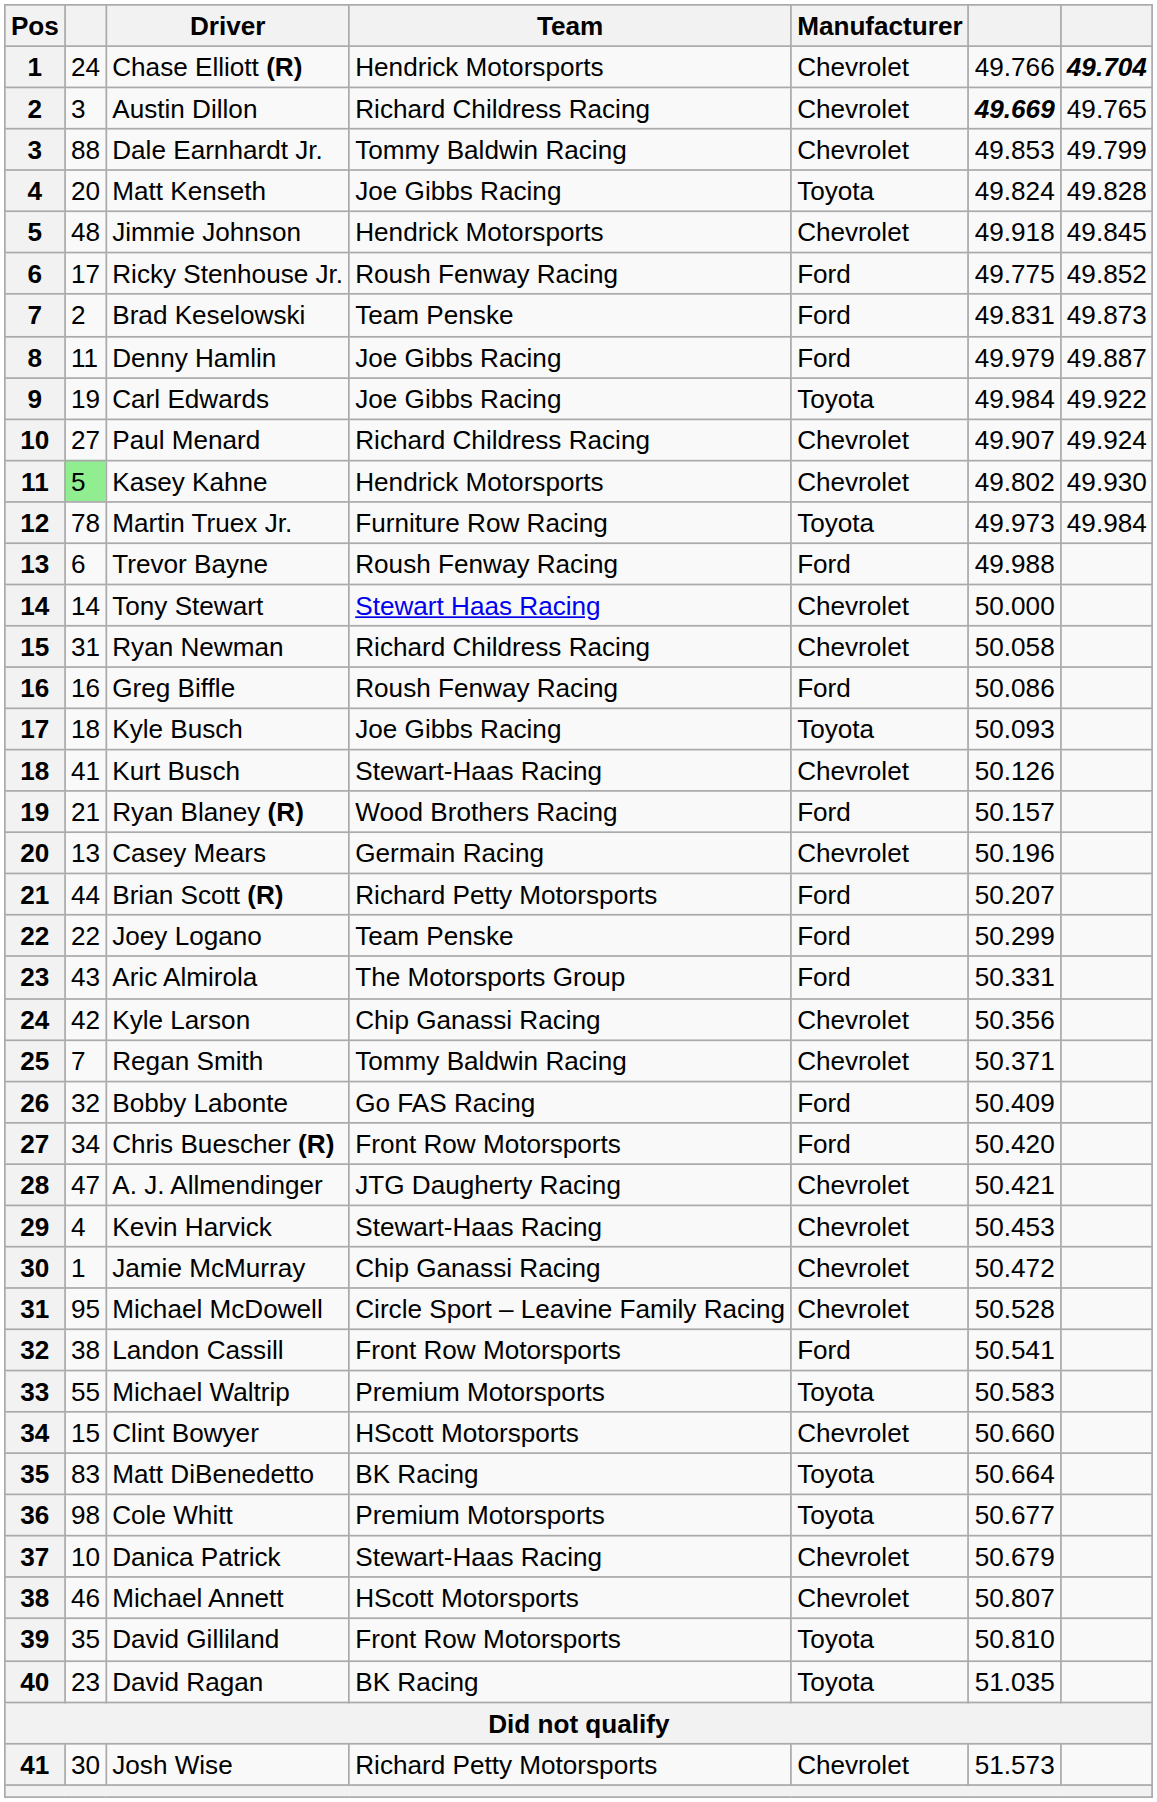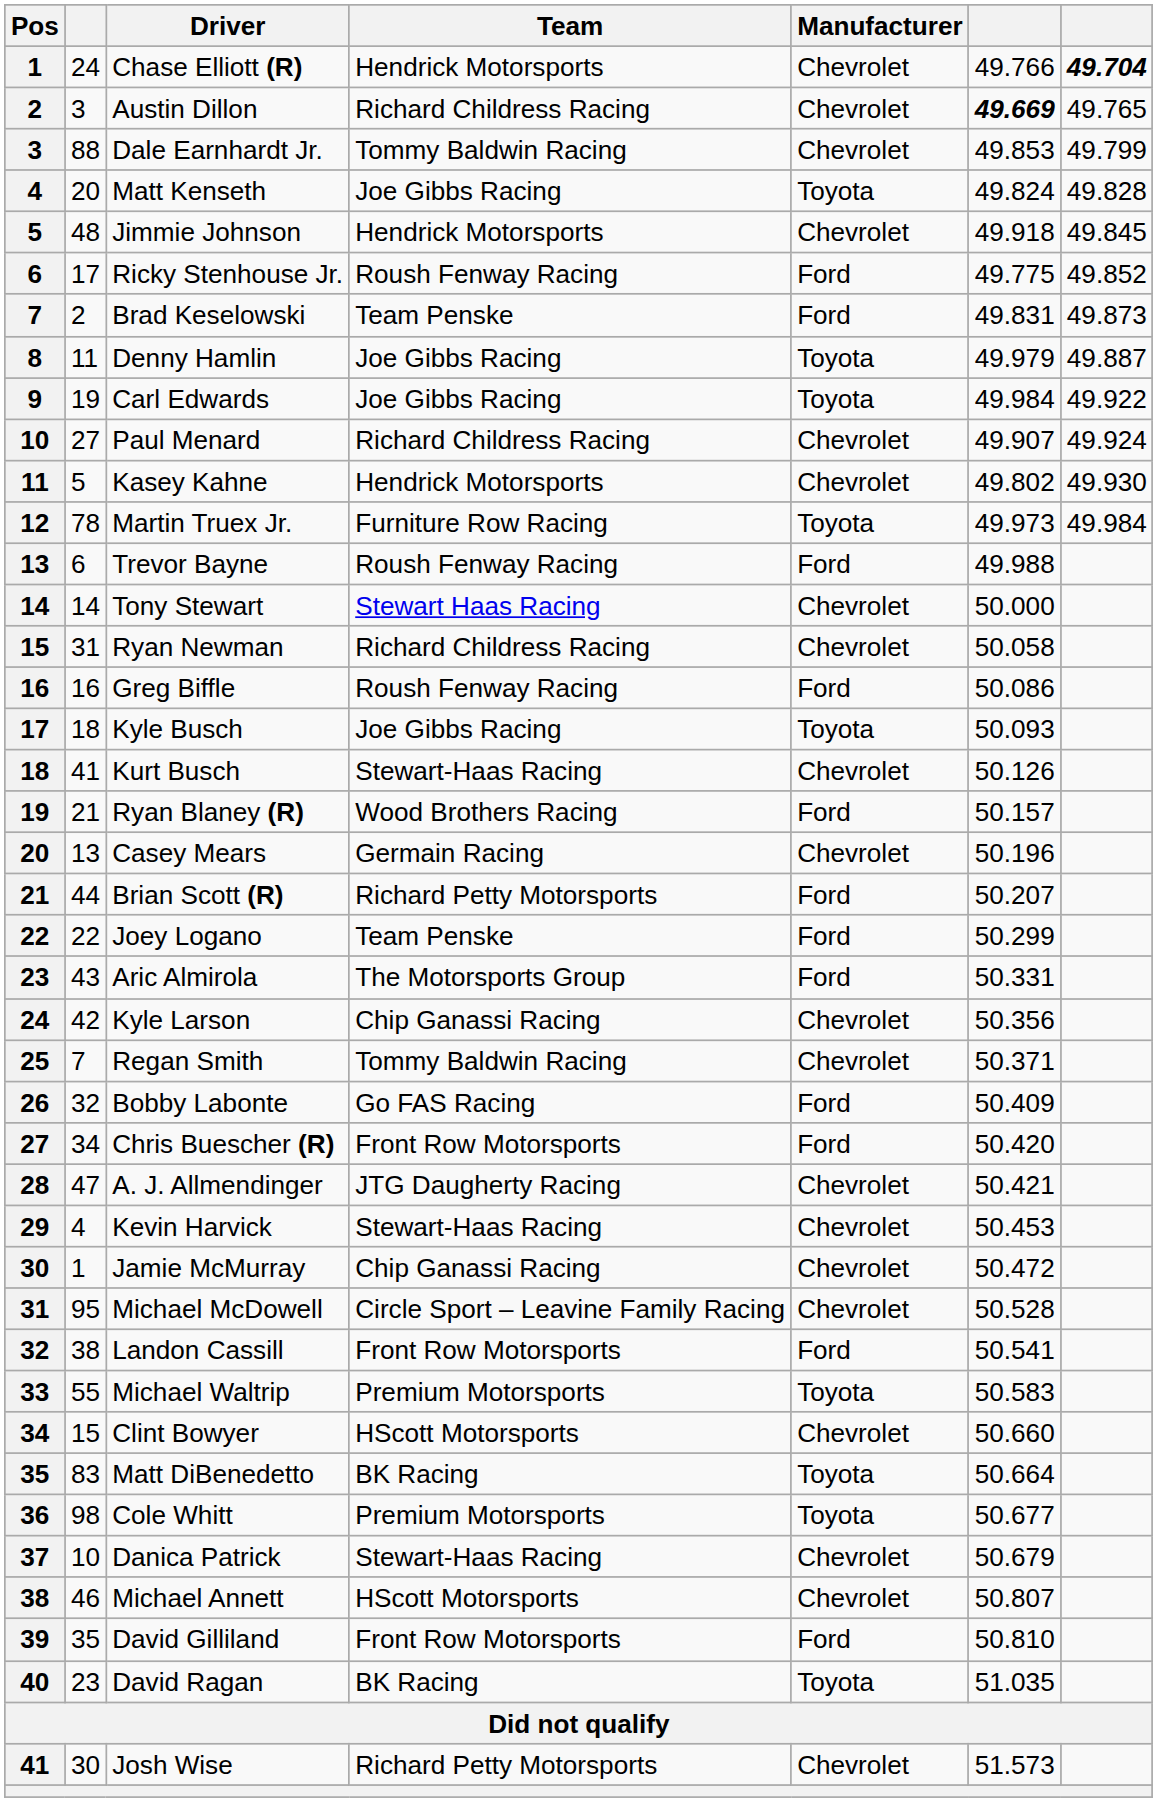(824, 357) Ford -> (836, 357) Toyota
(78, 481) lightgreen background -> (78, 481) no background
(836, 1640) Toyota -> (824, 1640) Ford
